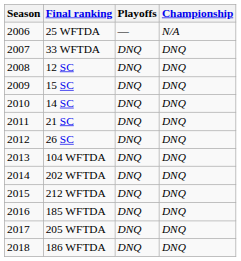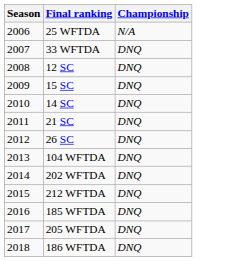- column: (137, 13)
